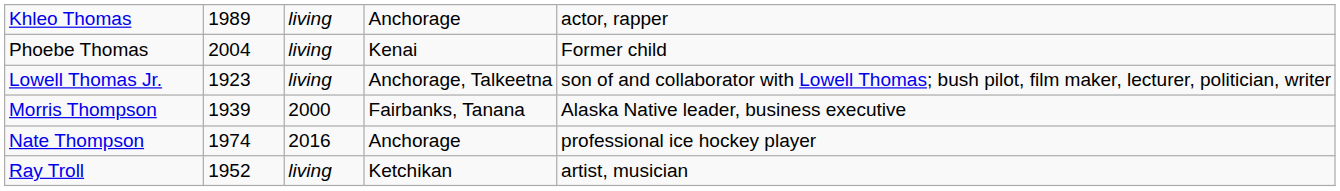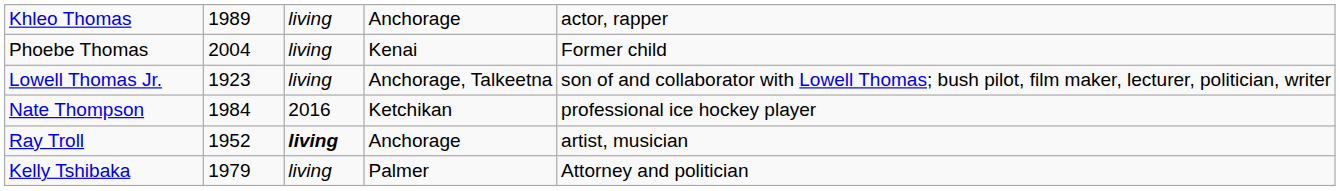- row: (83, 110)
(229, 140) 1974 -> (229, 110) 1984
(415, 140) Anchorage -> (410, 110) Ketchikan
(310, 170) normal -> (313, 140) bold
(410, 170) Ketchikan -> (415, 140) Anchorage
+ row: (70, 170)
